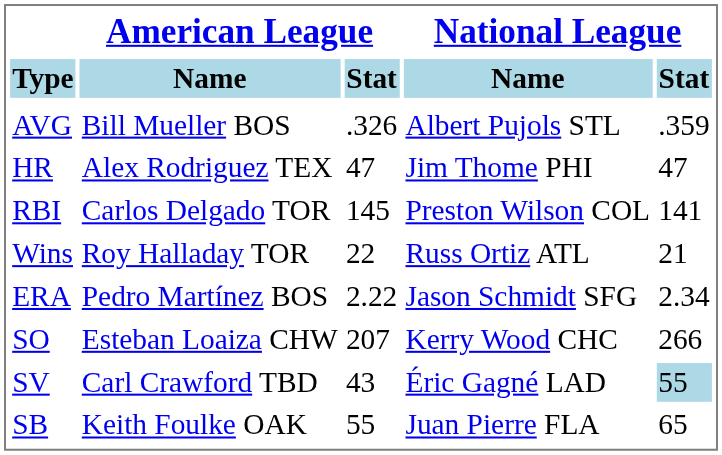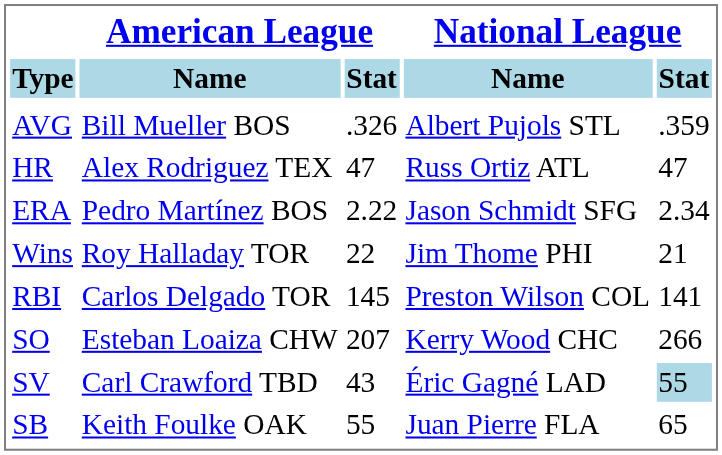(499, 167) Jim Thome PHI -> (498, 167) Russ Ortiz ATL
rows swapped: (37, 210) <-> (42, 296)
(498, 253) Russ Ortiz ATL -> (499, 253) Jim Thome PHI
